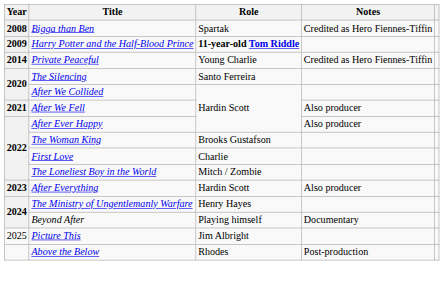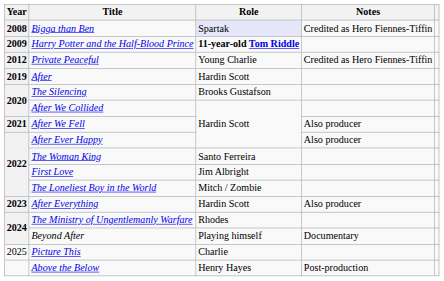(214, 28) no background -> (214, 28) lavender background
(17, 60) 2014 -> (17, 60) 2012
+ row: (42, 76)
(227, 76) Santo Ferreira -> (234, 92) Brooks Gustafson
(234, 140) Brooks Gustafson -> (227, 156) Santo Ferreira
(213, 156) Charlie -> (224, 172) Jim Albright
(225, 204) Henry Hayes -> (213, 220) Rhodes
(224, 236) Jim Albright -> (213, 252) Charlie
(213, 252) Rhodes -> (225, 268) Henry Hayes
